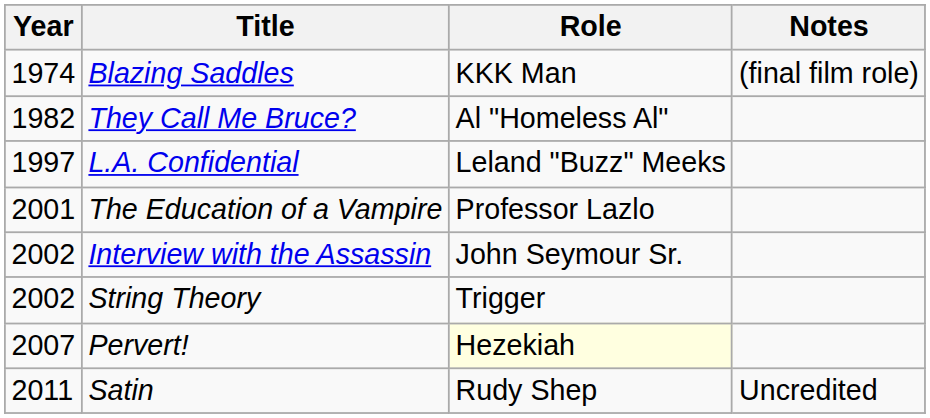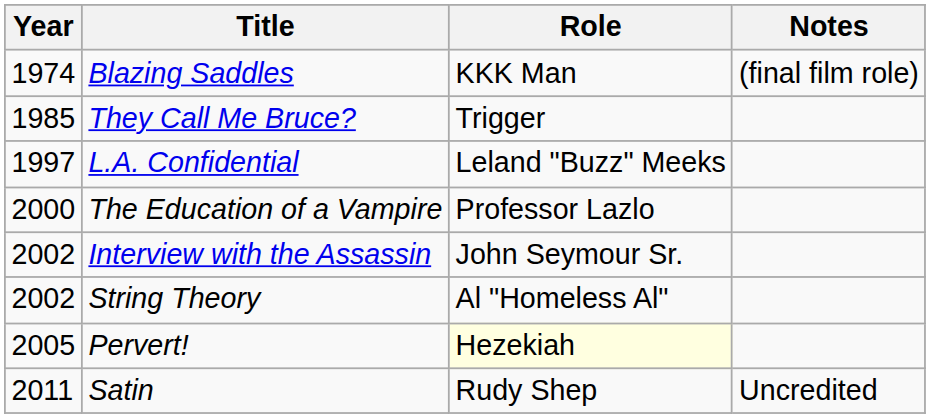(43, 118) 1982 -> (43, 118) 1985
(562, 118) Al "Homeless Al" -> (500, 118) Trigger
(43, 208) 2001 -> (43, 208) 2000
(500, 299) Trigger -> (562, 299) Al "Homeless Al"
(43, 345) 2007 -> (43, 345) 2005
